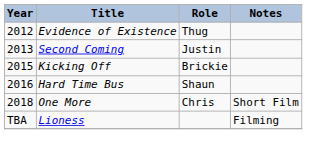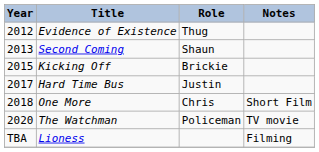(202, 49) Justin -> (198, 49) Shaun
(20, 85) 2016 -> (20, 85) 2017
(198, 85) Shaun -> (202, 85) Justin
+ row: (78, 120)
